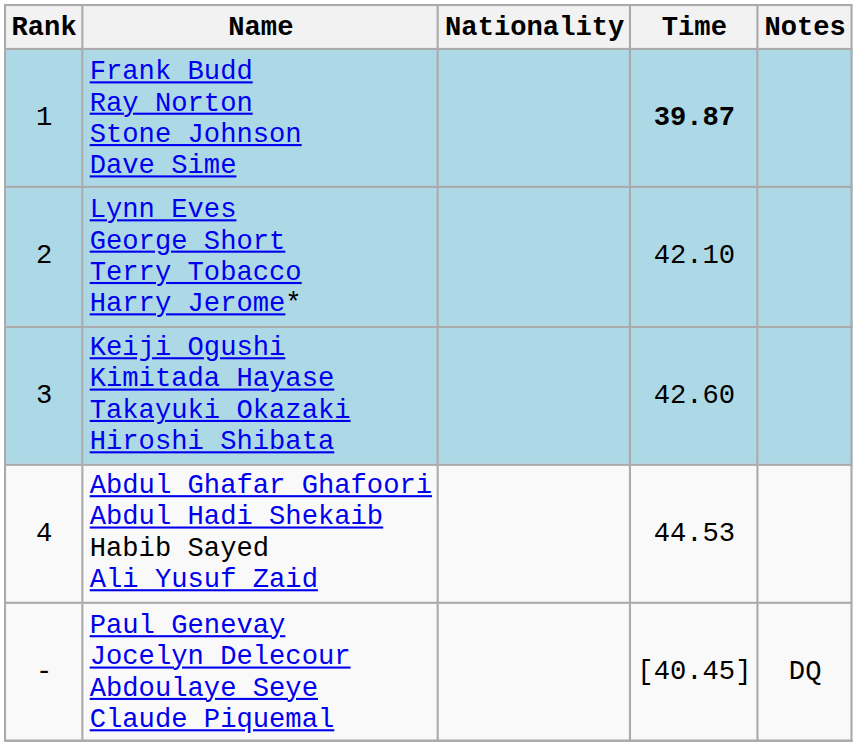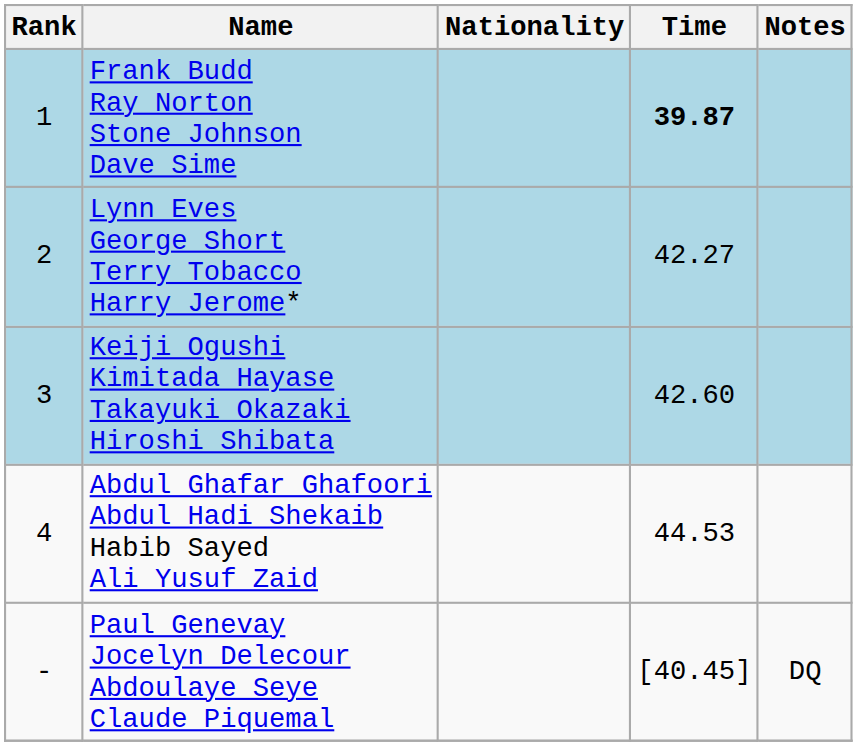(694, 257) 42.10 -> (694, 257) 42.27
